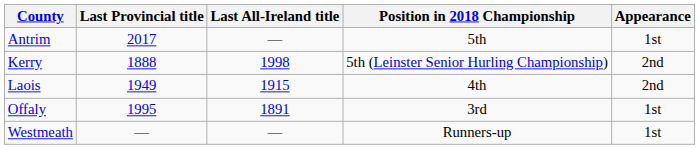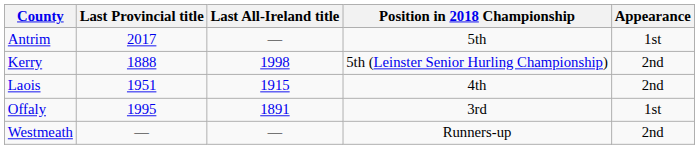(142, 86) 1949 -> (142, 86) 1951
(653, 132) 1st -> (653, 132) 2nd
